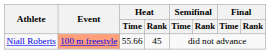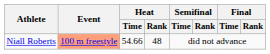(132, 42) 55.66 -> (132, 42) 54.66
(157, 42) 45 -> (157, 42) 48
